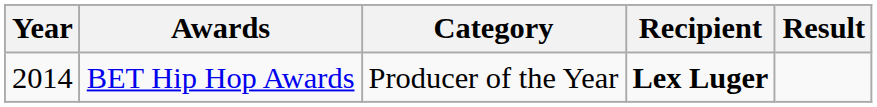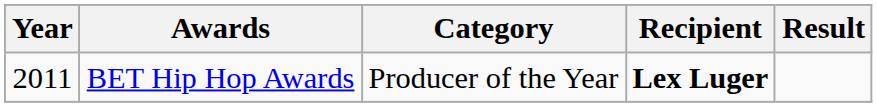(42, 76) 2014 -> (42, 76) 2011
